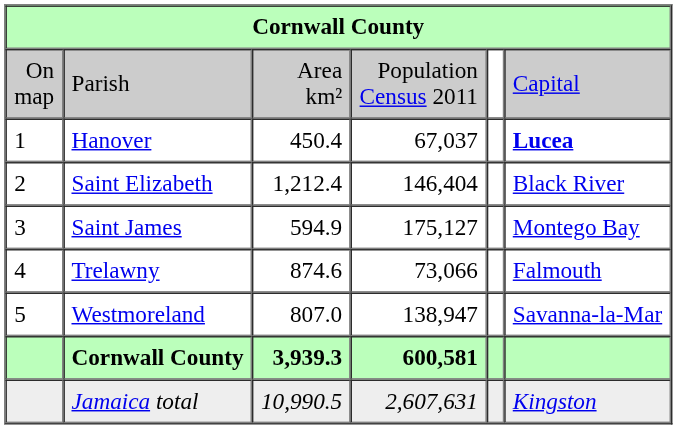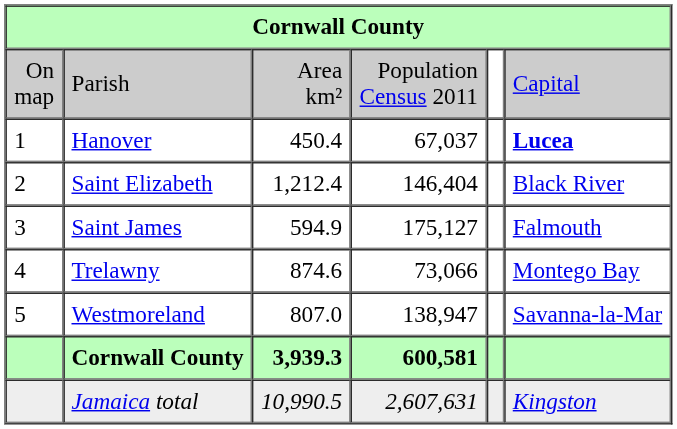(576, 227) Montego Bay -> (557, 227) Falmouth
(557, 270) Falmouth -> (576, 270) Montego Bay
